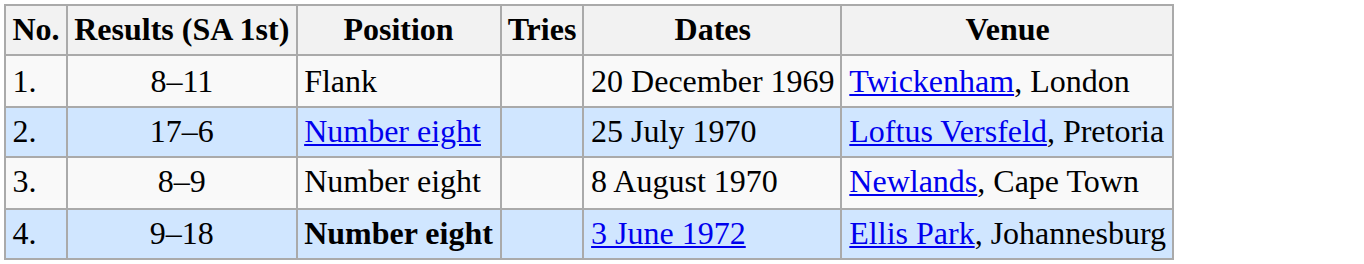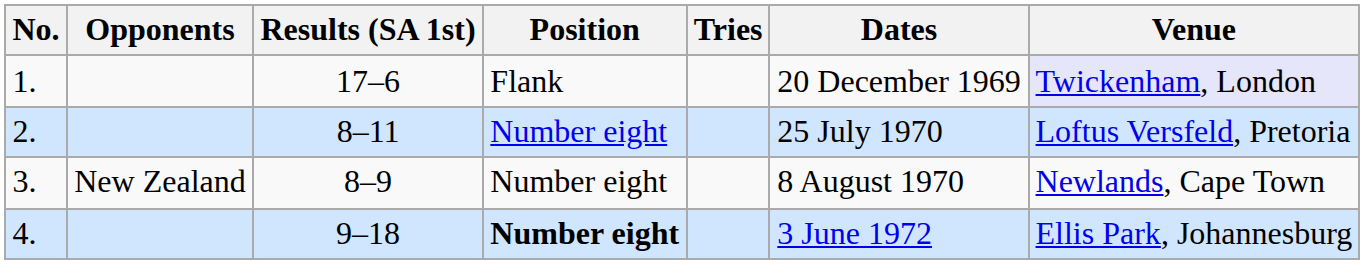+ column: (160, 29)
(182, 80) 8–11 -> (368, 80) 17–6
(990, 80) no background -> (1176, 80) lavender background
(182, 131) 17–6 -> (368, 131) 8–11
